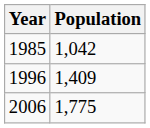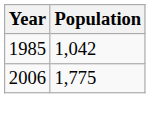- row: (27, 78)
